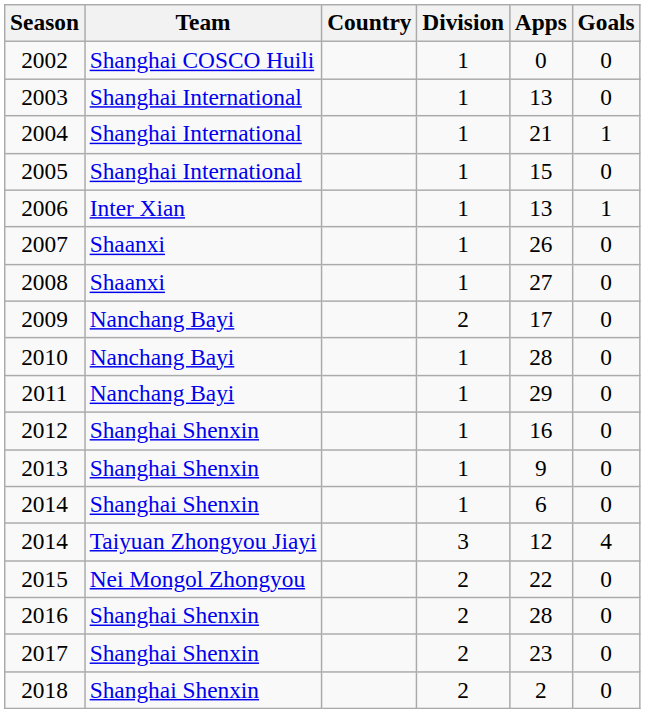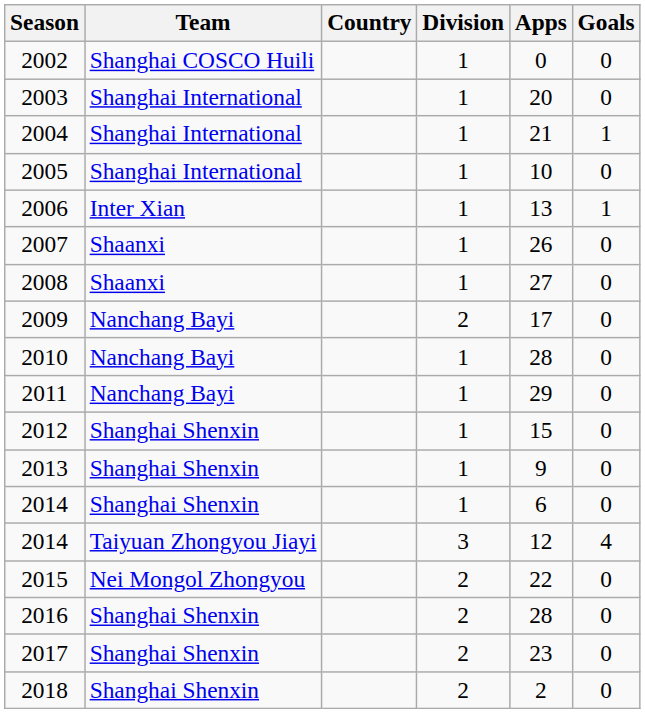(541, 97) 13 -> (541, 97) 20
(541, 171) 15 -> (541, 171) 10
(541, 430) 16 -> (541, 430) 15
